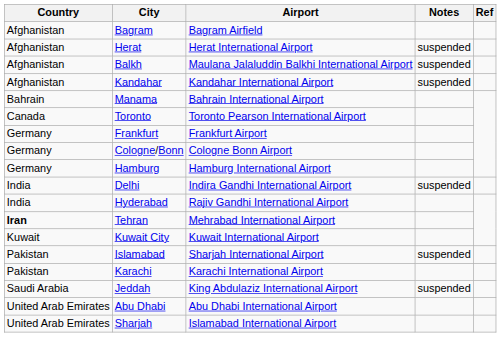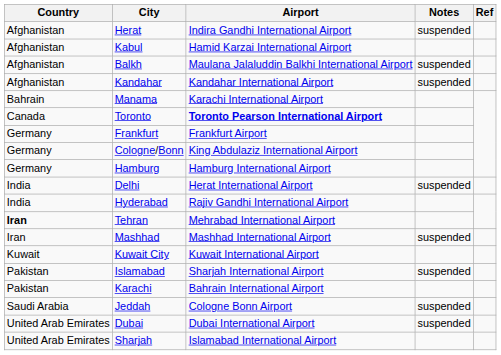- row: (134, 30)
(251, 47) Herat International Airport -> (270, 30) Indira Gandhi International Airport
+ row: (129, 47)
(256, 99) Bahrain International Airport -> (256, 99) Karachi International Airport
(277, 116) normal -> (285, 116) bold
(240, 151) Cologne Bonn Airport -> (273, 151) King Abdulaziz International Airport
(270, 185) Indira Gandhi International Airport -> (251, 185) Herat International Airport
+ row: (137, 237)
(256, 271) Karachi International Airport -> (256, 289) Bahrain International Airport
(273, 289) King Abdulaziz International Airport -> (240, 306) Cologne Bonn Airport
- row: (140, 306)
+ row: (129, 323)
